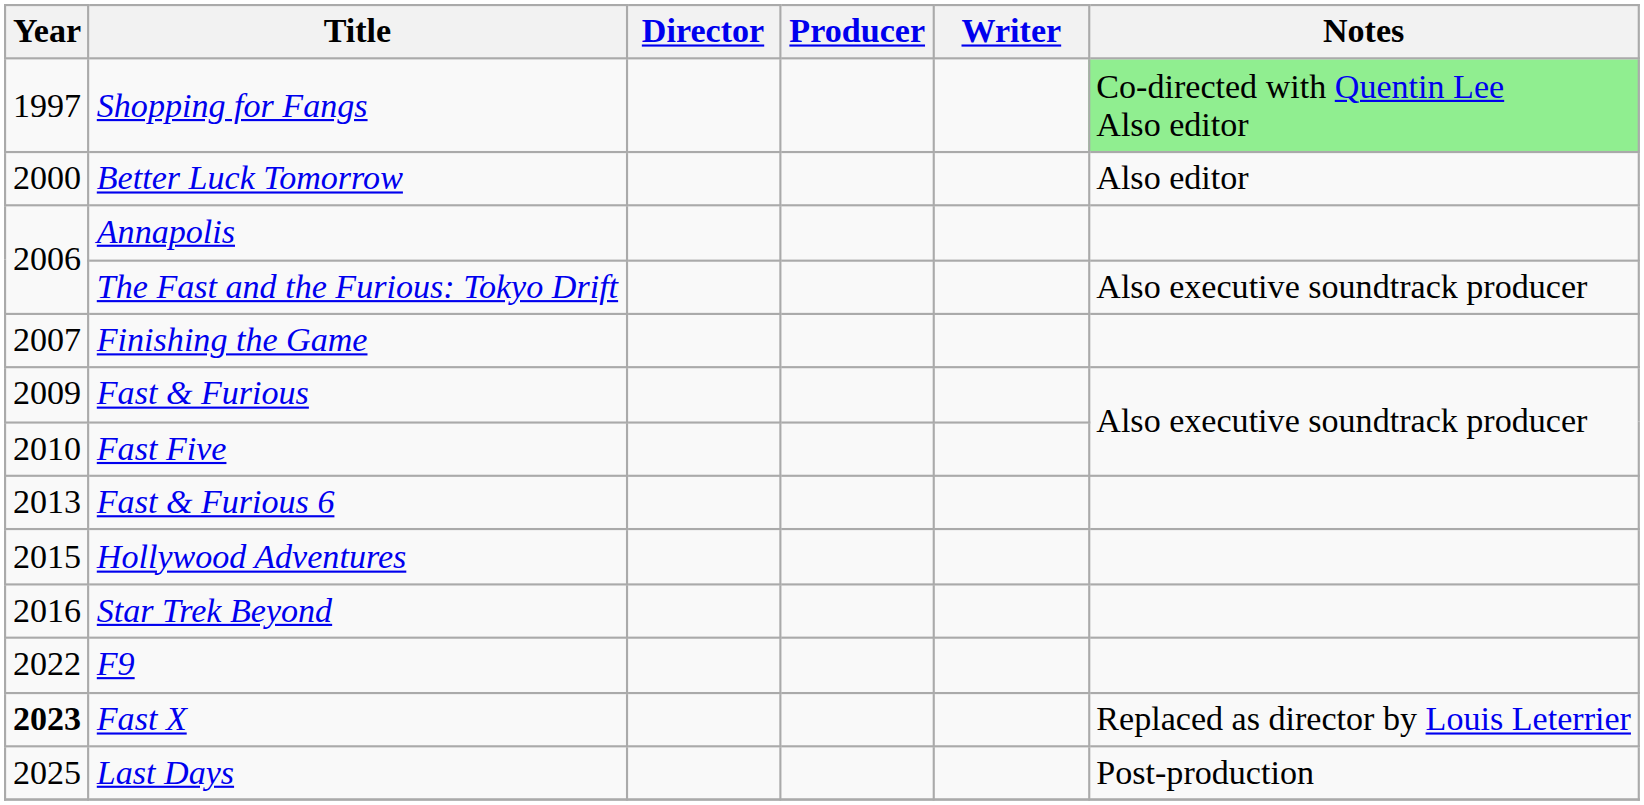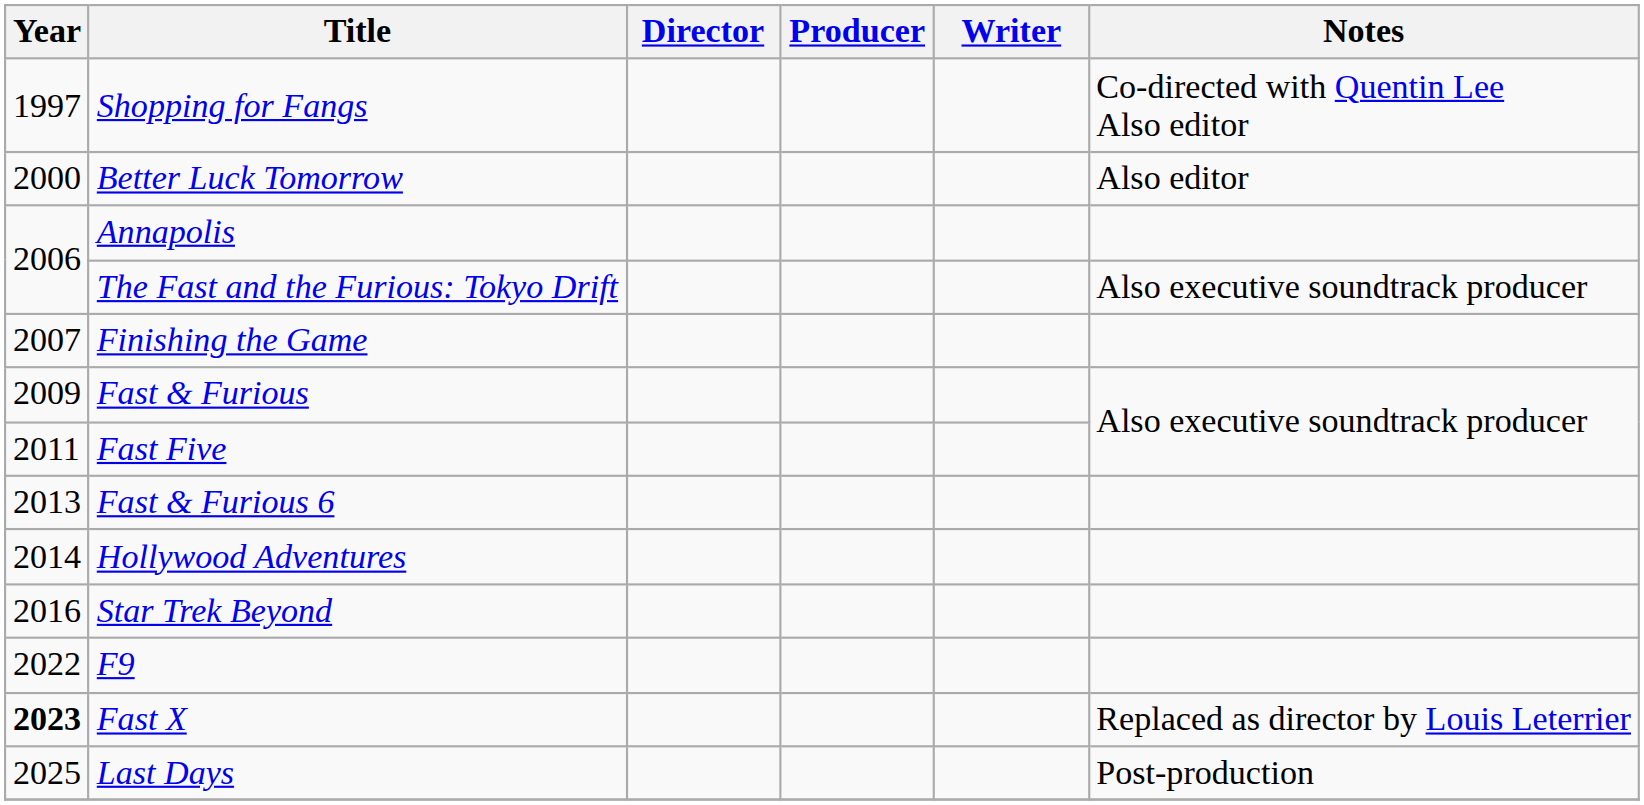(1300, 104) lightgreen background -> (1300, 104) no background
(47, 448) 2010 -> (46, 448) 2011
(47, 556) 2015 -> (47, 556) 2014
